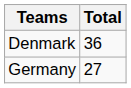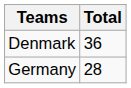(93, 69) 27 -> (93, 69) 28
